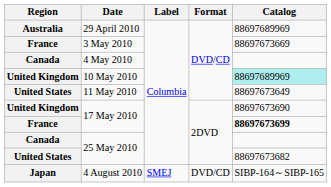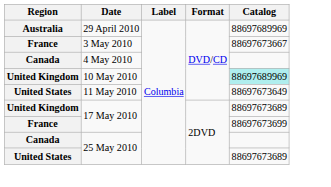(262, 44) 88697673669 -> (259, 44) 88697673667
(262, 108) 88697673690 -> (259, 108) 88697673689
(262, 124) bold -> (259, 124) normal
(262, 156) 88697673682 -> (259, 156) 88697673689
- row: (43, 173)
